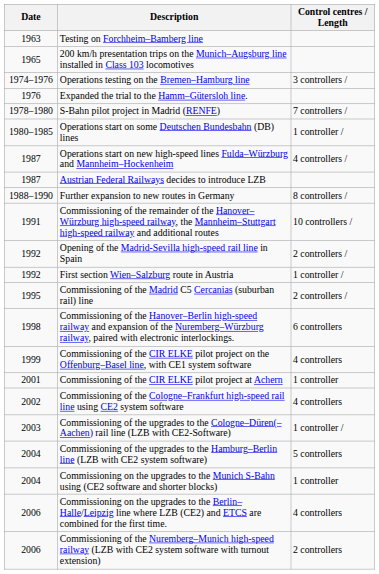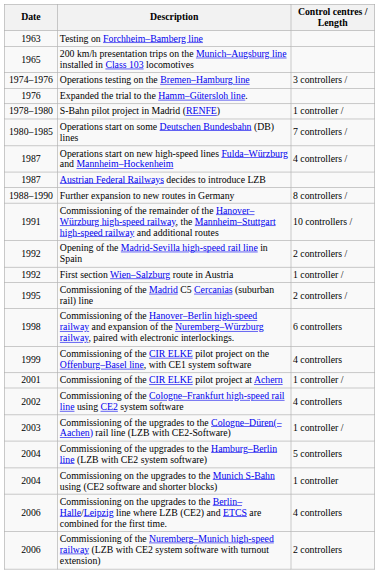(320, 111) 7 controllers / -> (318, 111) 1 controller /
(318, 132) 1 controller / -> (320, 132) 7 controllers /
(316, 380) 1 controller -> (318, 380) 1 controller /
